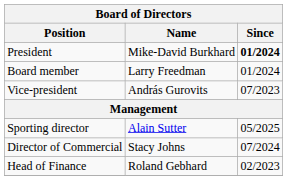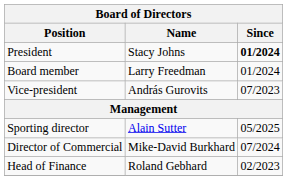(181, 52) Mike-David Burkhard -> (156, 52) Stacy Johns
(156, 147) Stacy Johns -> (181, 147) Mike-David Burkhard
